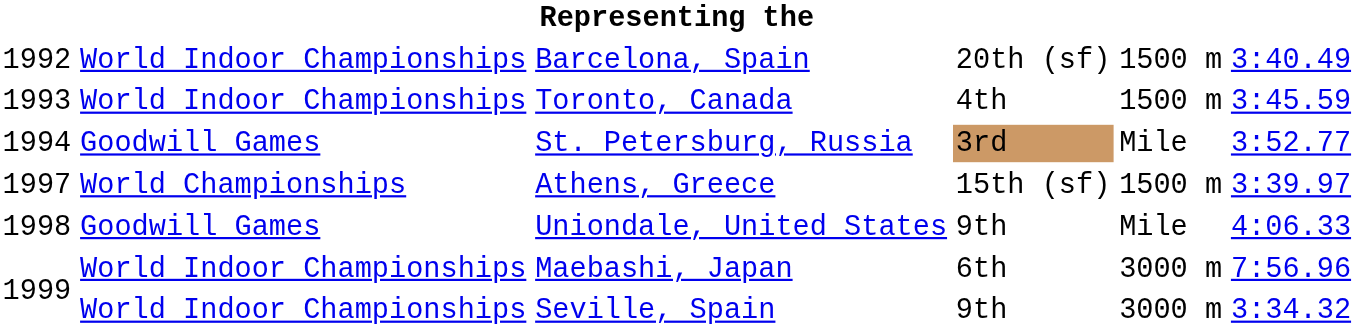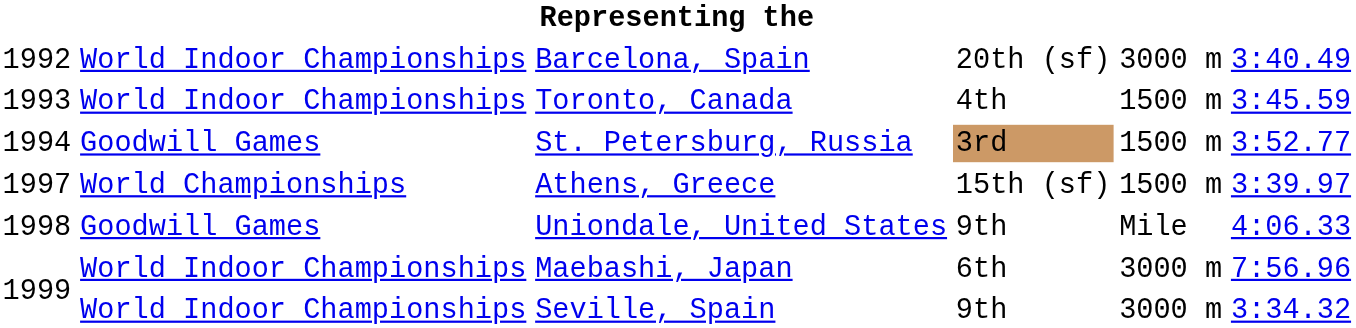(1171, 60) 1500 m -> (1171, 60) 3000 m
(1153, 144) Mile -> (1171, 144) 1500 m
